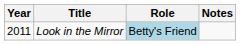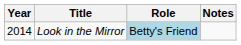(19, 31) 2011 -> (19, 31) 2014
